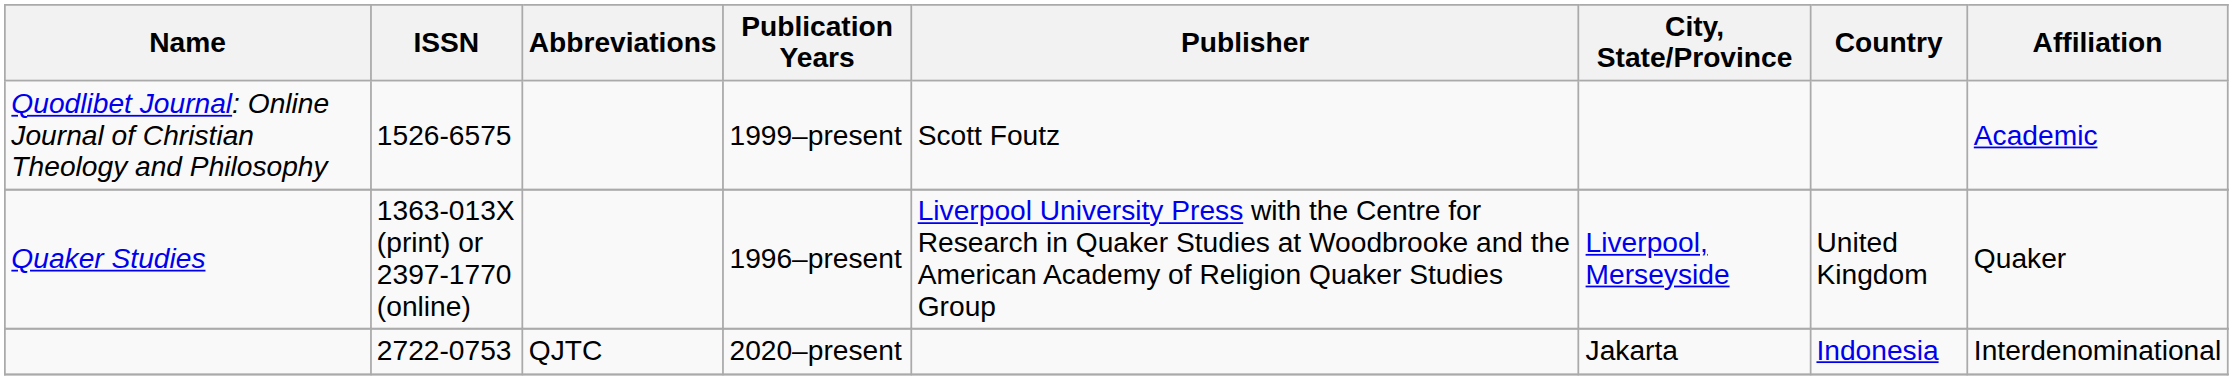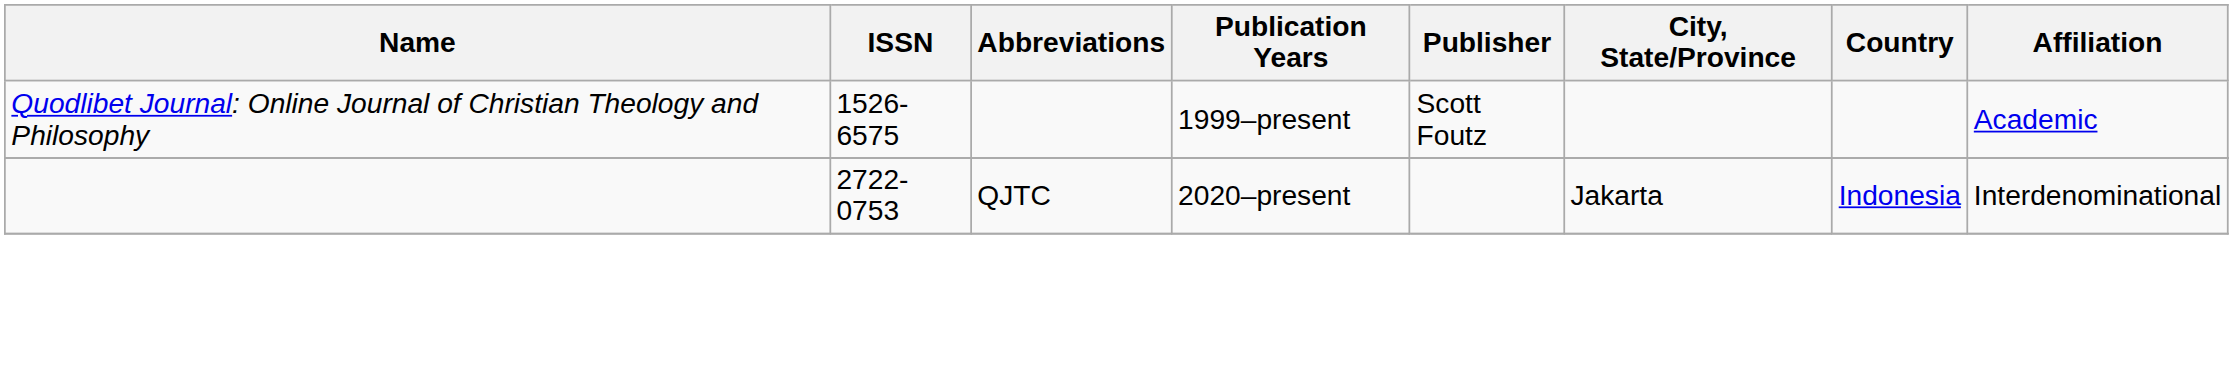- row: (108, 258)
